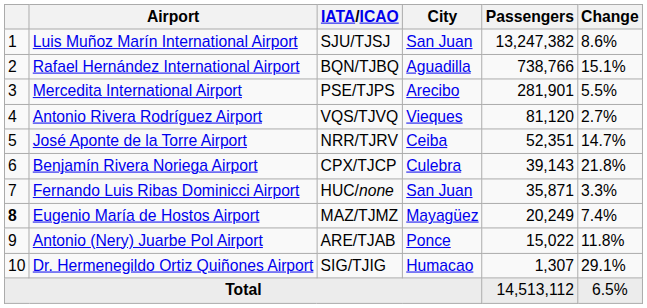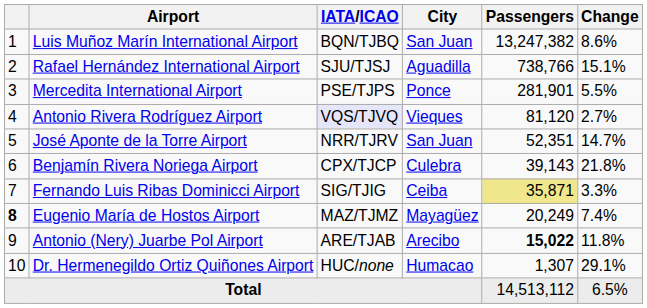(355, 41) SJU/TJSJ -> (360, 41) BQN/TJBQ
(360, 66) BQN/TJBQ -> (355, 66) SJU/TJSJ
(433, 91) Arecibo -> (428, 91) Ponce
(359, 116) no background -> (359, 116) lavender background
(427, 141) Ceiba -> (439, 141) San Juan
(357, 191) HUC/none -> (353, 191) SIG/TJIG
(439, 191) San Juan -> (427, 191) Ceiba
(550, 191) no background -> (550, 191) khaki background
(428, 240) Ponce -> (433, 240) Arecibo
(550, 240) normal -> (550, 240) bold
(353, 265) SIG/TJIG -> (357, 265) HUC/none
